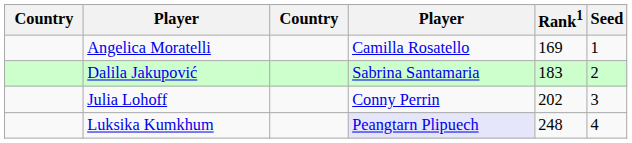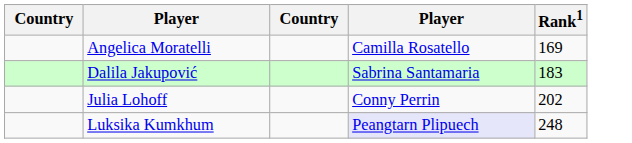- column: (607, 19)
